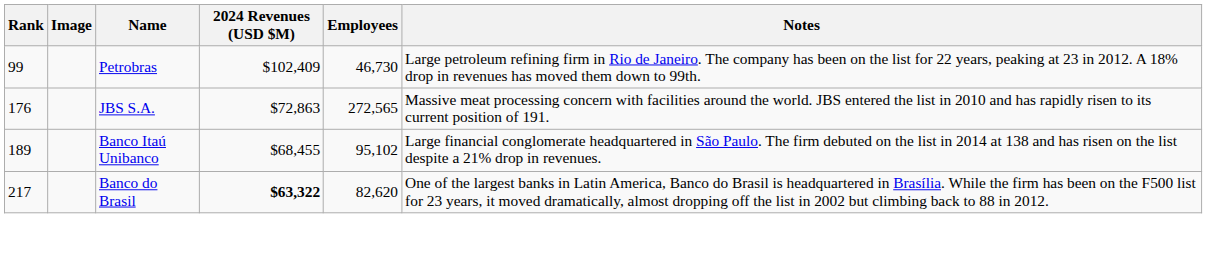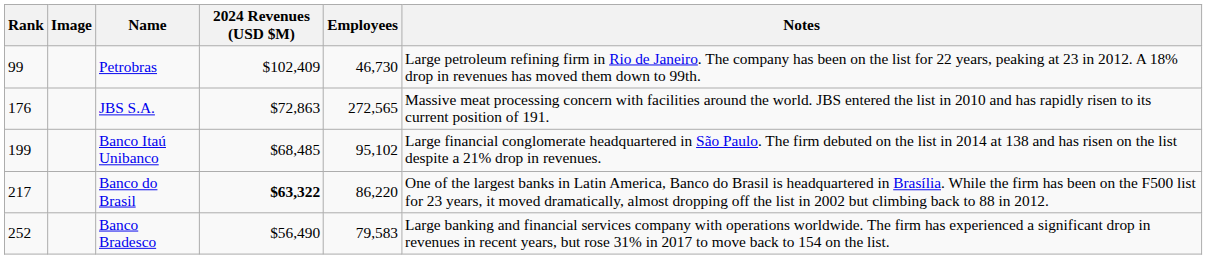(20, 150) 189 -> (20, 150) 199
(295, 150) $68,455 -> (295, 150) $68,485
(377, 191) 82,620 -> (377, 191) 86,220
+ row: (128, 233)
